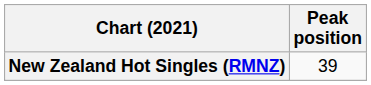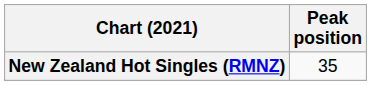(328, 66) 39 -> (328, 66) 35
